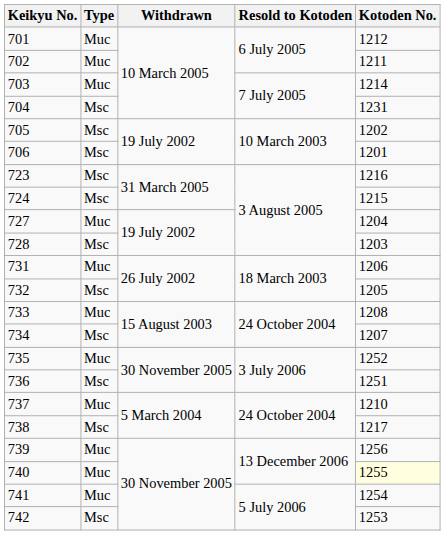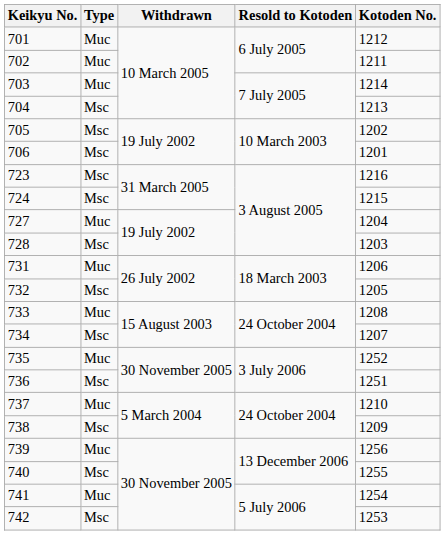(373, 107) 1231 -> (373, 107) 1213
(373, 426) 1217 -> (373, 426) 1209
(97, 472) Muc -> (96, 472) Msc
(373, 472) lightyellow background -> (373, 472) no background
